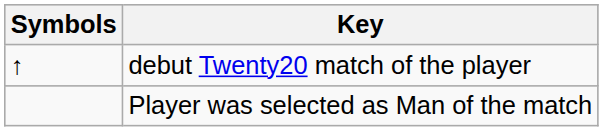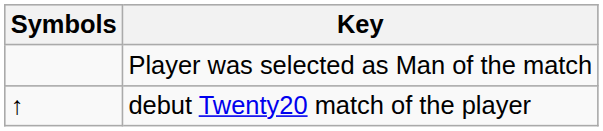rows swapped: (360, 105) <-> (330, 65)
